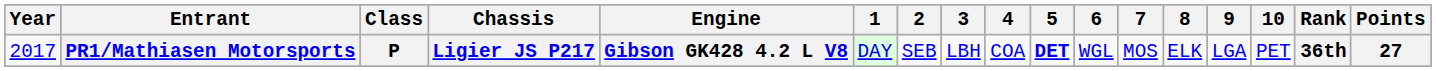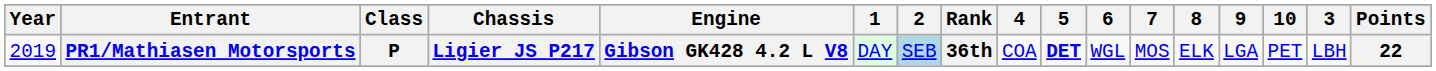columns swapped: (963, 20) <-> (1323, 20)
(33, 51) 2017 -> (33, 51) 2019
(919, 51) no background -> (919, 51) lightblue background
(1391, 51) 27 -> (1391, 51) 22
